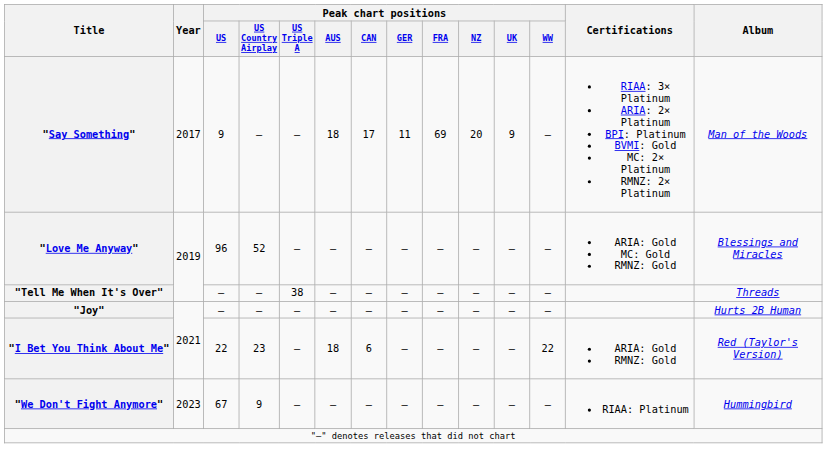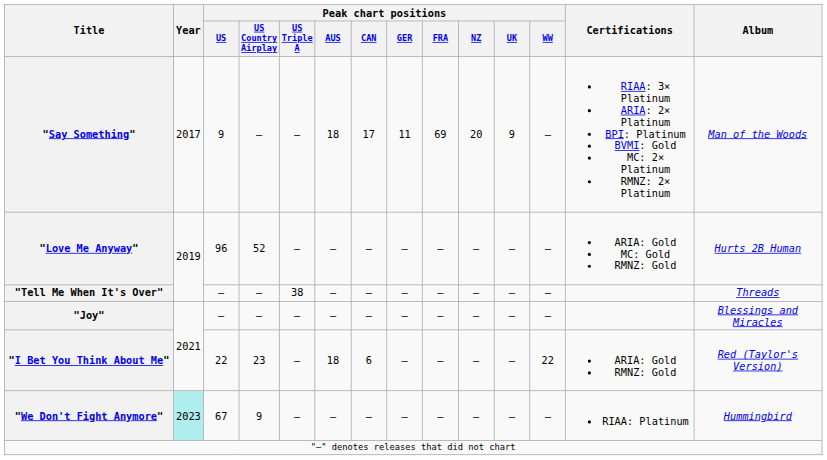(758, 248) Blessings and Miracles -> (758, 248) Hurts 2B Human
(758, 310) Hurts 2B Human -> (758, 316) Blessings and Miracles
(188, 404) no background -> (188, 416) paleturquoise background
